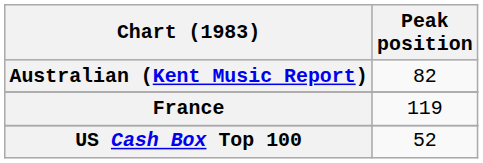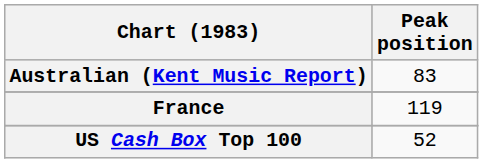(425, 76) 82 -> (425, 76) 83
